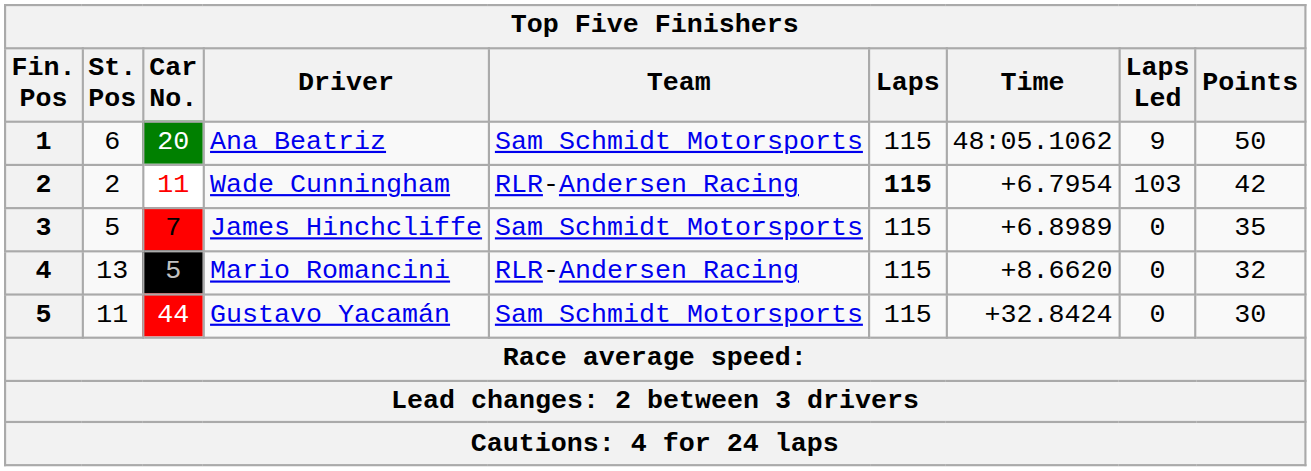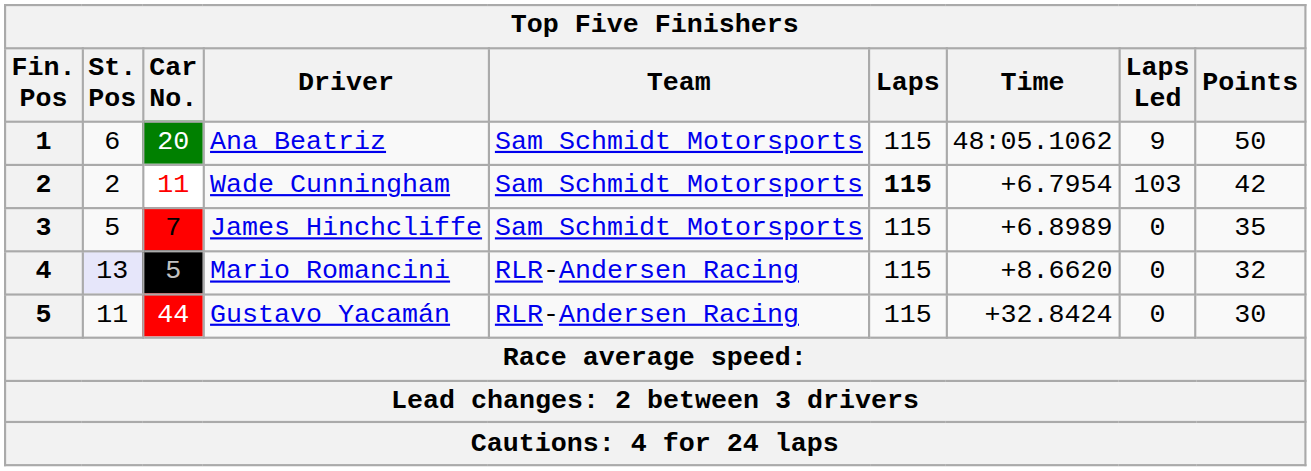(647, 186) RLR-Andersen Racing -> (679, 186) Sam Schmidt Motorsports
(112, 273) no background -> (112, 273) lavender background
(679, 316) Sam Schmidt Motorsports -> (647, 316) RLR-Andersen Racing
